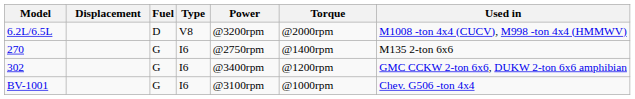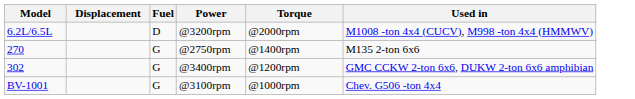- column: (193, 13)
